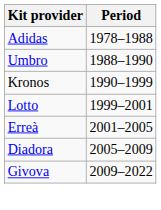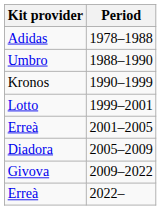+ row: (107, 194)
